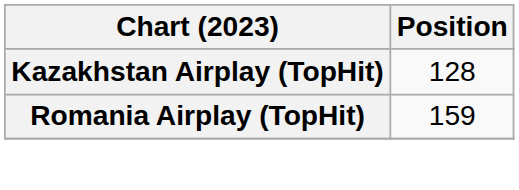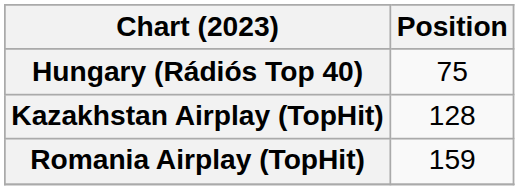+ row: (198, 71)
